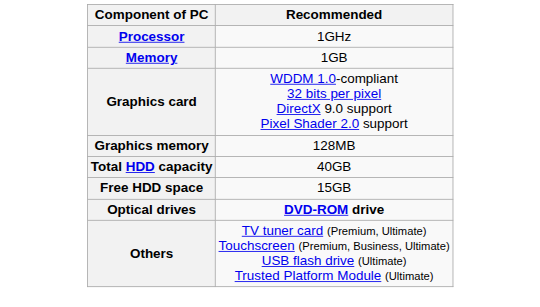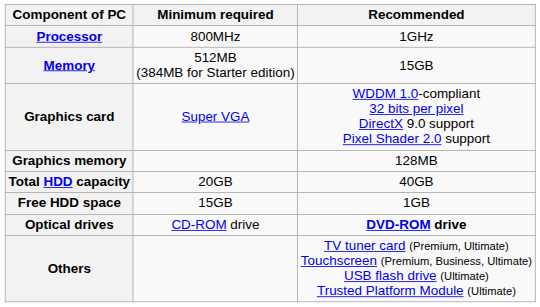+ column: (215, 15)
(334, 57) 1GB -> (416, 65) 15GB
(334, 188) 15GB -> (416, 203) 1GB
